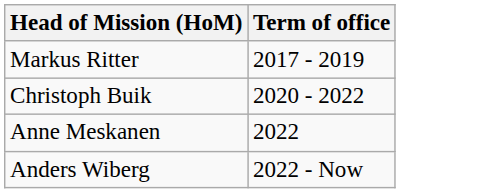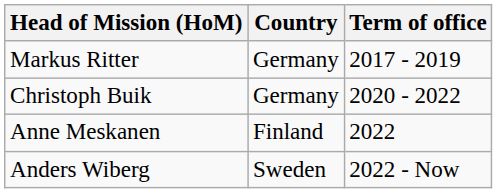+ column: (296, 22)
